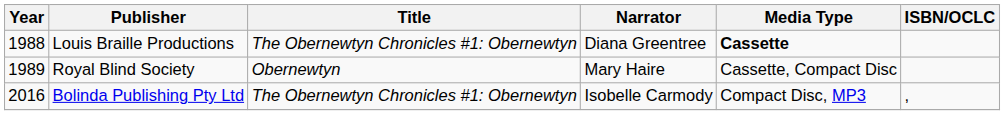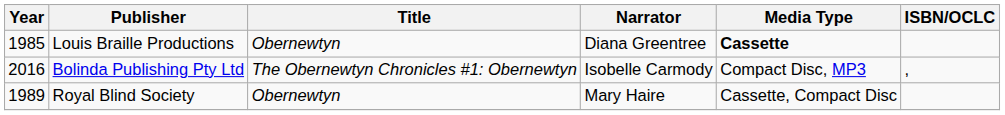(27, 43) 1988 -> (27, 43) 1985
(414, 43) The Obernewtyn Chronicles #1: Obernewtyn -> (296, 43) Obernewtyn
rows swapped: (124, 69) <-> (148, 95)
